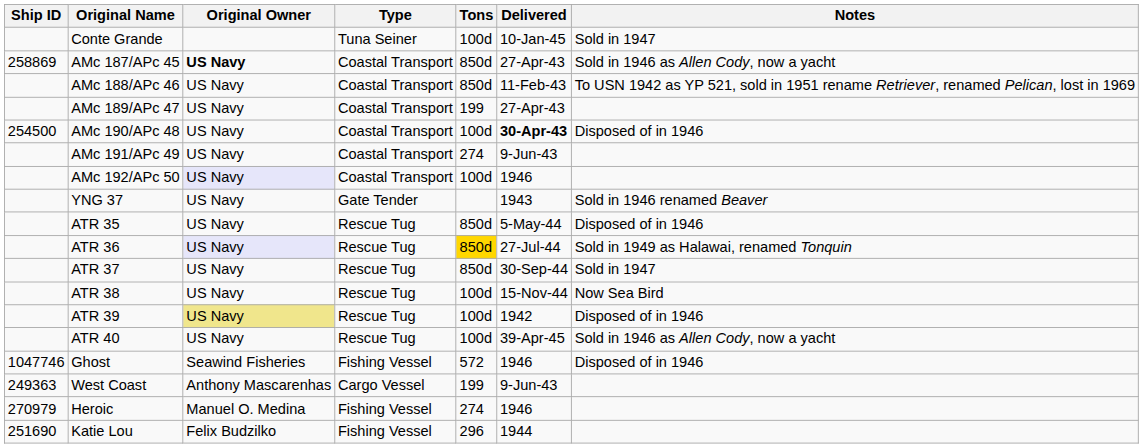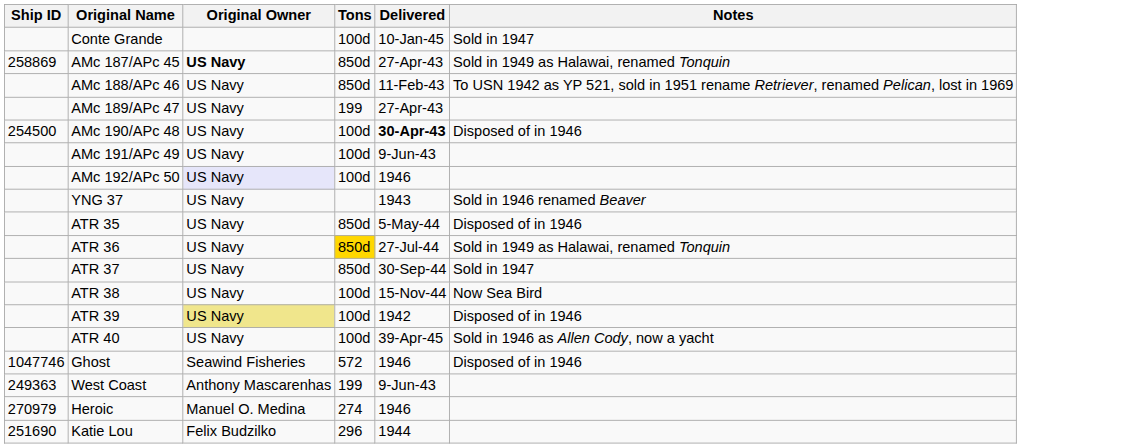- column: (395, 16)
(705, 62) Sold in 1946 as Allen Cody, now a yacht -> (592, 62) Sold in 1949 as Halawai, renamed Tonquin
(472, 154) 274 -> (354, 154) 100d
(215, 246) lavender background -> (215, 246) no background
